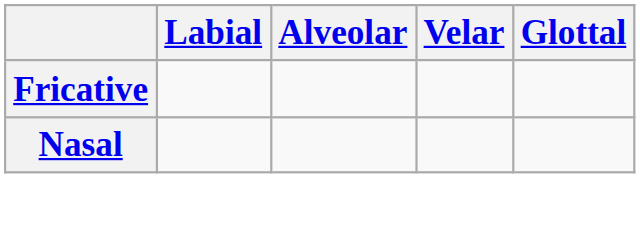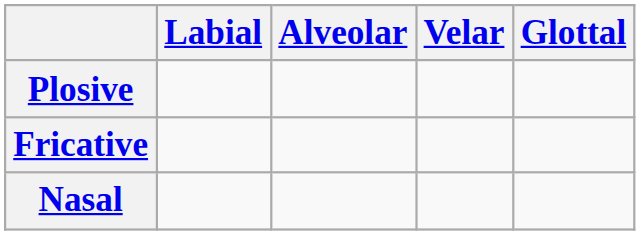+ row: (81, 88)
